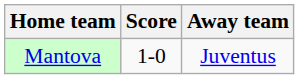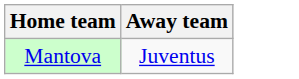- column: (151, 21)
